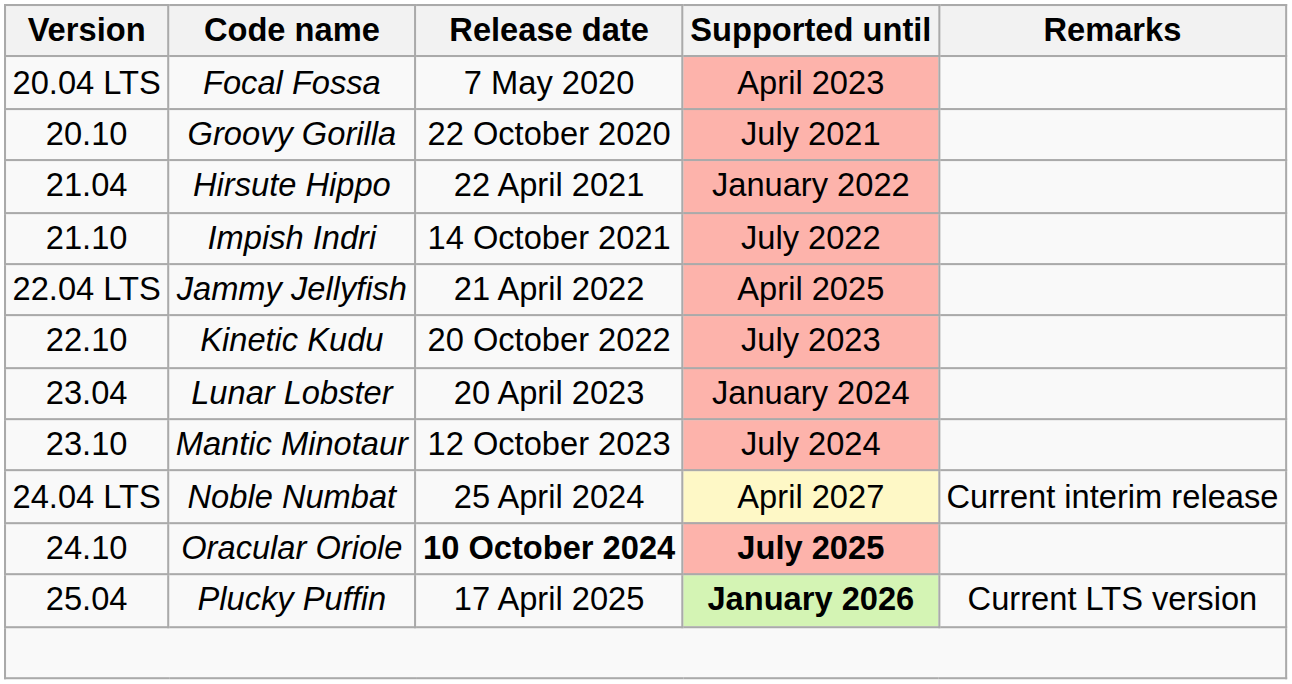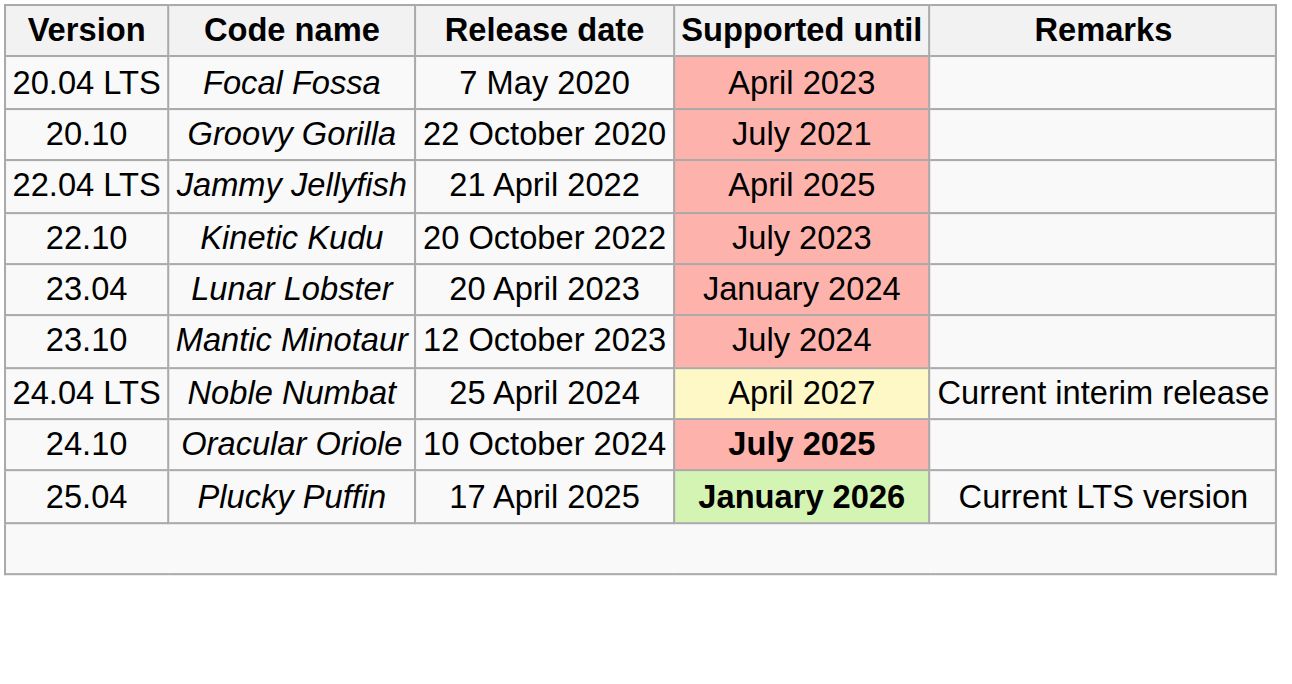- row: (292, 185)
- row: (292, 237)
(549, 548) bold -> (545, 444) normal
